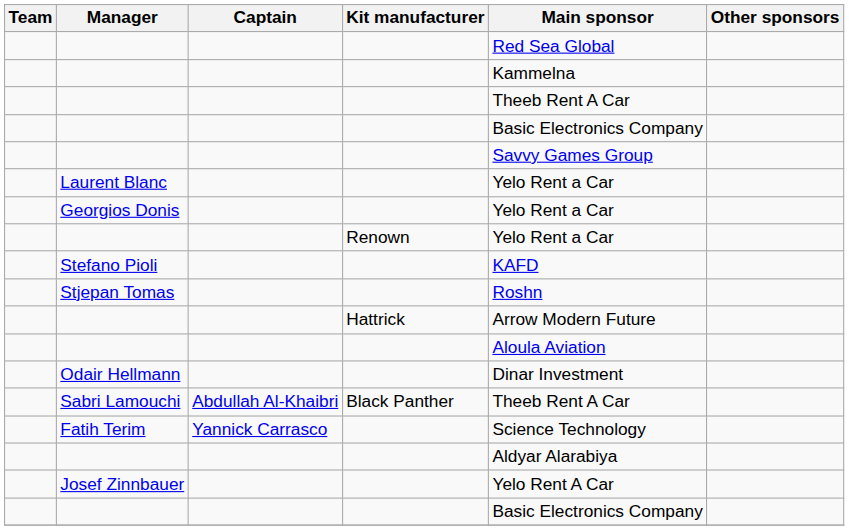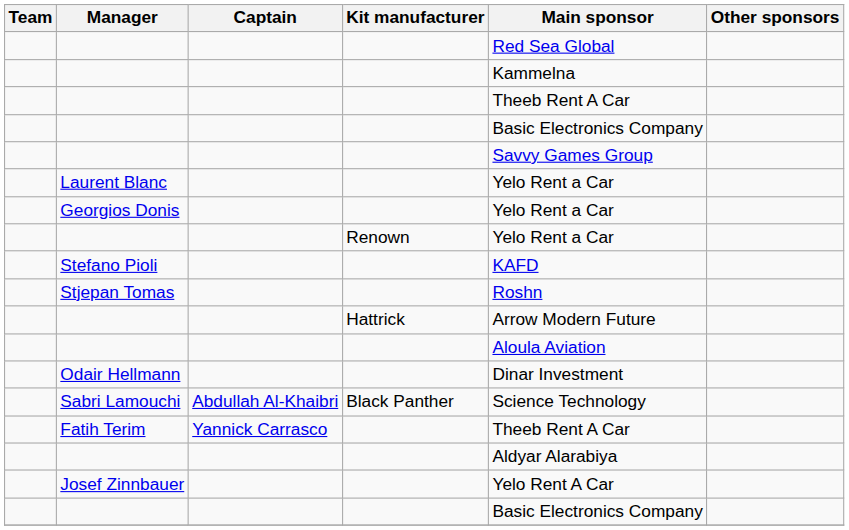(561, 401) Theeb Rent A Car -> (569, 401) Science Technology
(569, 429) Science Technology -> (561, 429) Theeb Rent A Car
